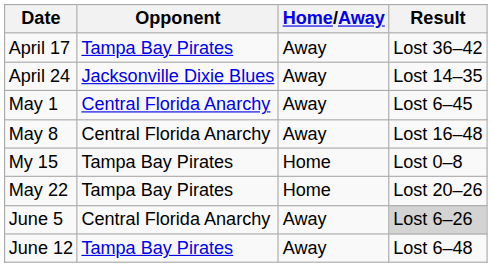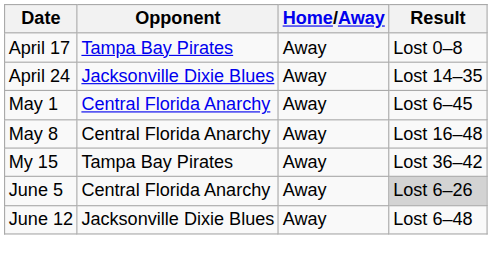(438, 47) Lost 36–42 -> (428, 47) Lost 0–8
(307, 162) Home -> (305, 162) Away
(428, 162) Lost 0–8 -> (438, 162) Lost 36–42
- row: (38, 190)
(157, 248) Tampa Bay Pirates -> (178, 219) Jacksonville Dixie Blues
